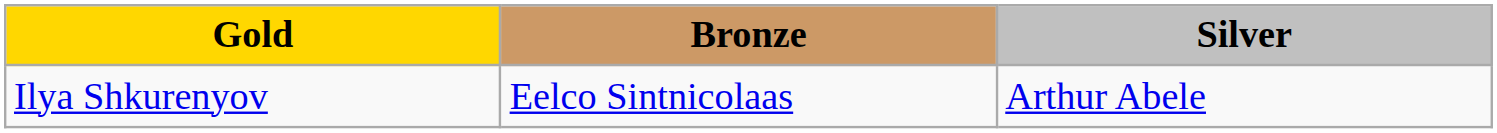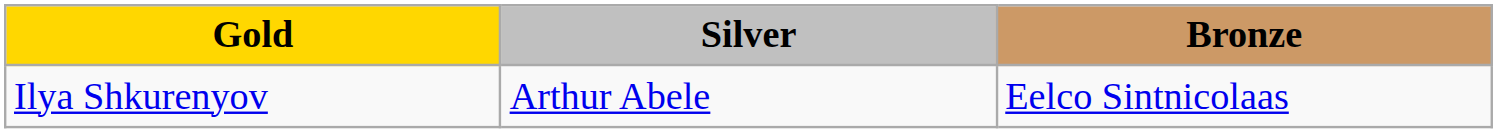columns swapped: (1244, 34) <-> (749, 34)
